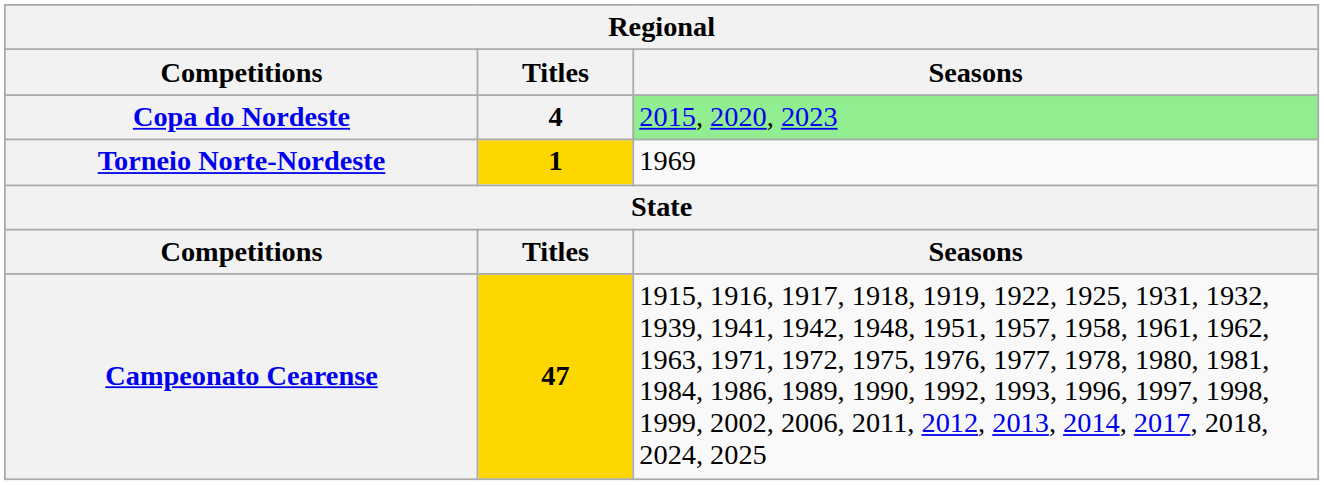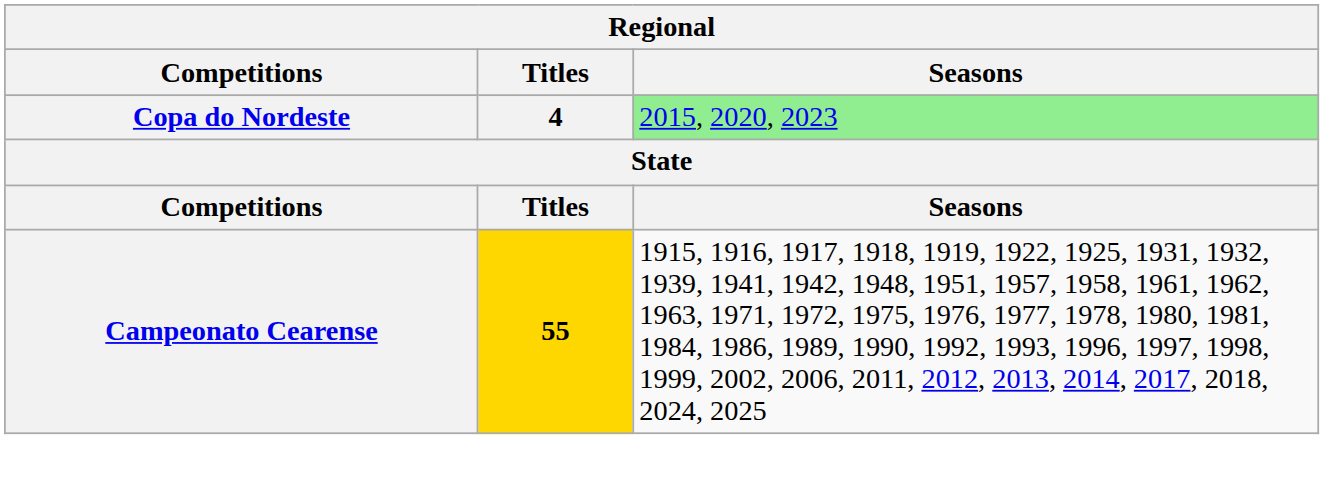- row: (241, 161)
(555, 376) 47 -> (555, 331) 55
